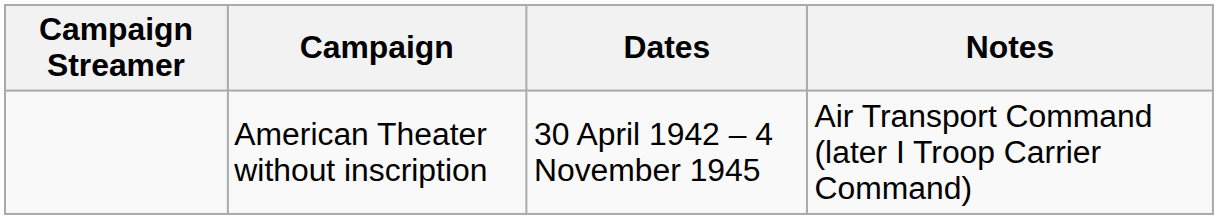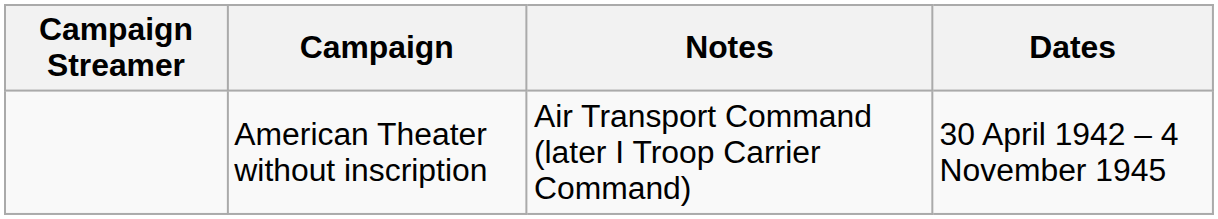columns swapped: (667, 47) <-> (1010, 47)
